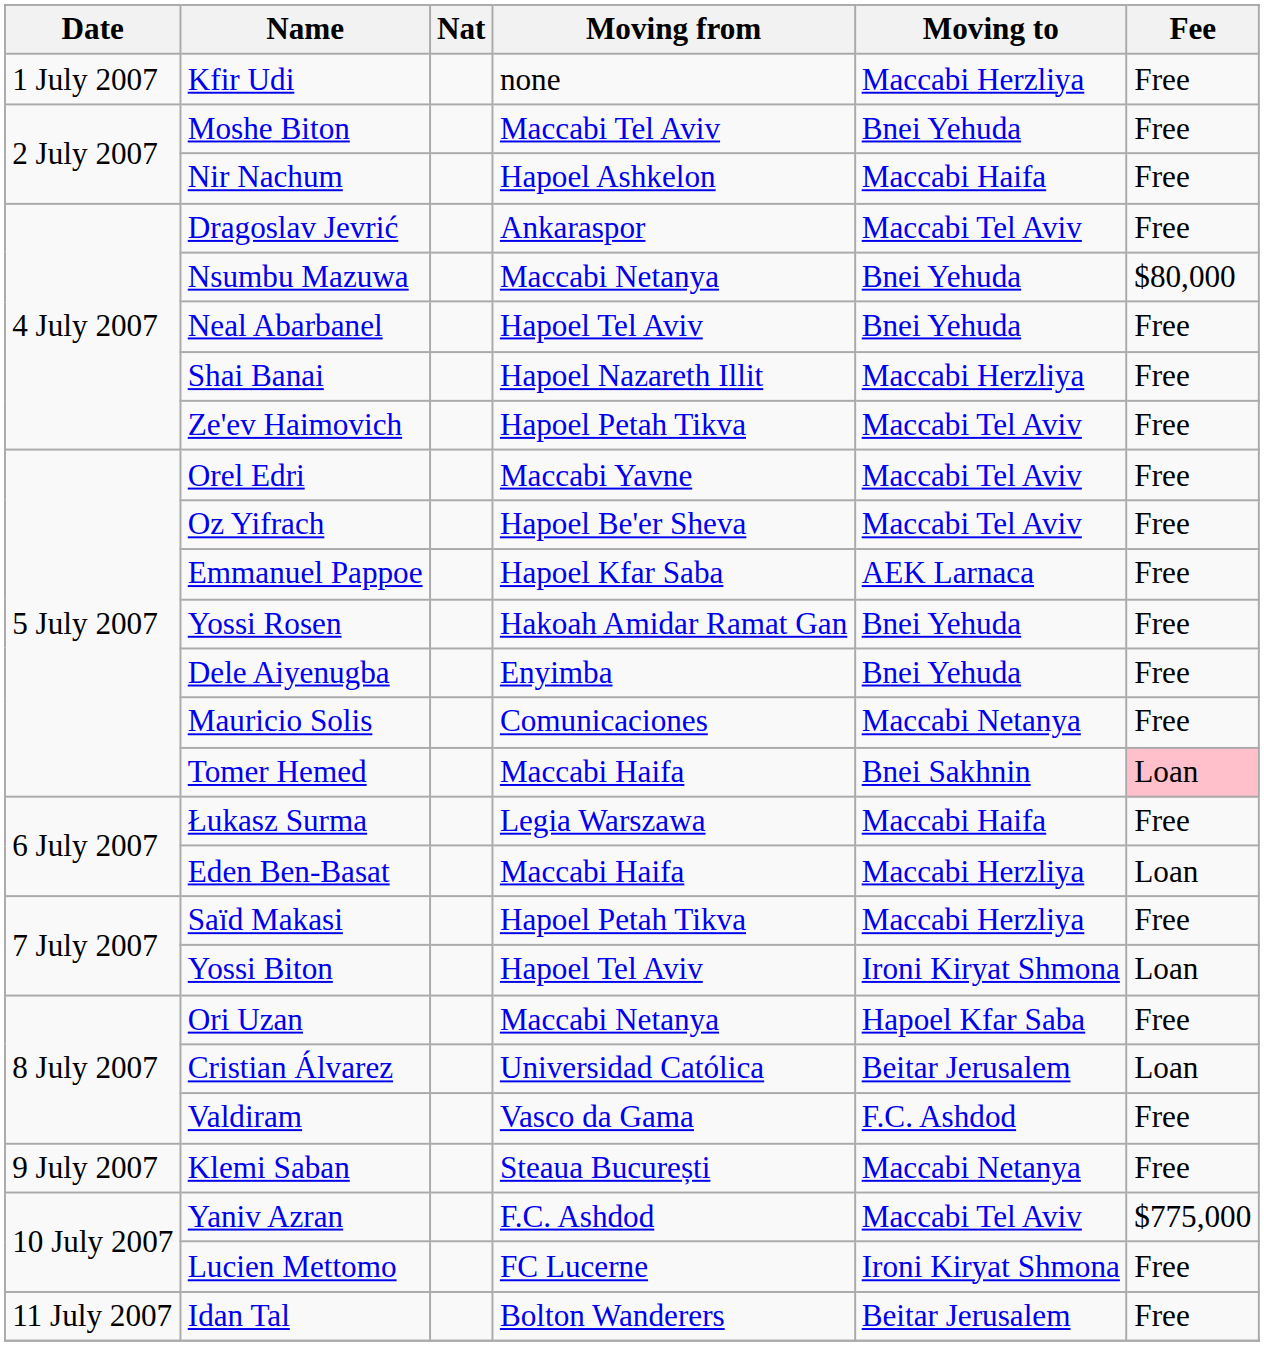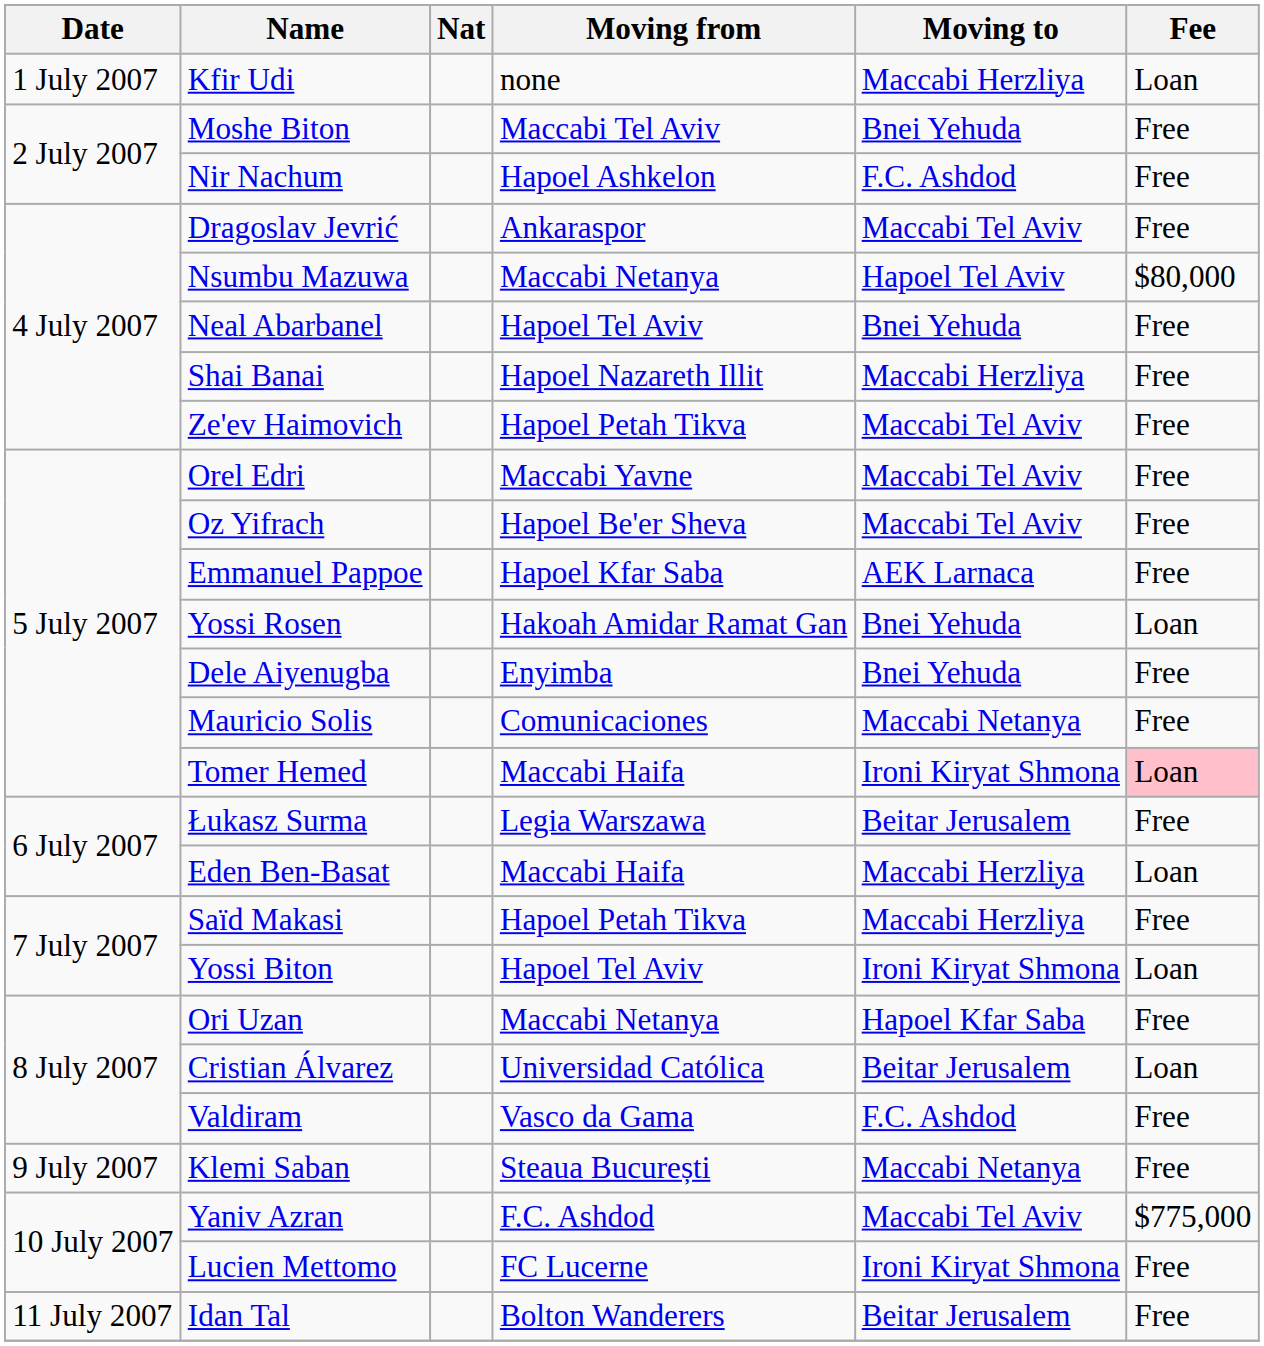(1162, 78) Free -> (1166, 78) Loan
(954, 177) Maccabi Haifa -> (939, 177) F.C. Ashdod
(941, 276) Bnei Yehuda -> (963, 276) Hapoel Tel Aviv
(1162, 623) Free -> (1166, 623) Loan
(946, 771) Bnei Sakhnin -> (991, 771) Ironi Kiryat Shmona
(954, 820) Maccabi Haifa -> (966, 820) Beitar Jerusalem
